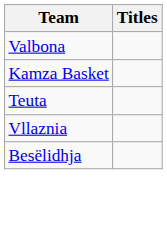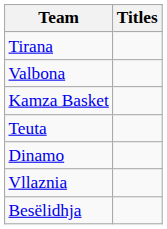+ row: (31, 45)
+ row: (36, 155)
